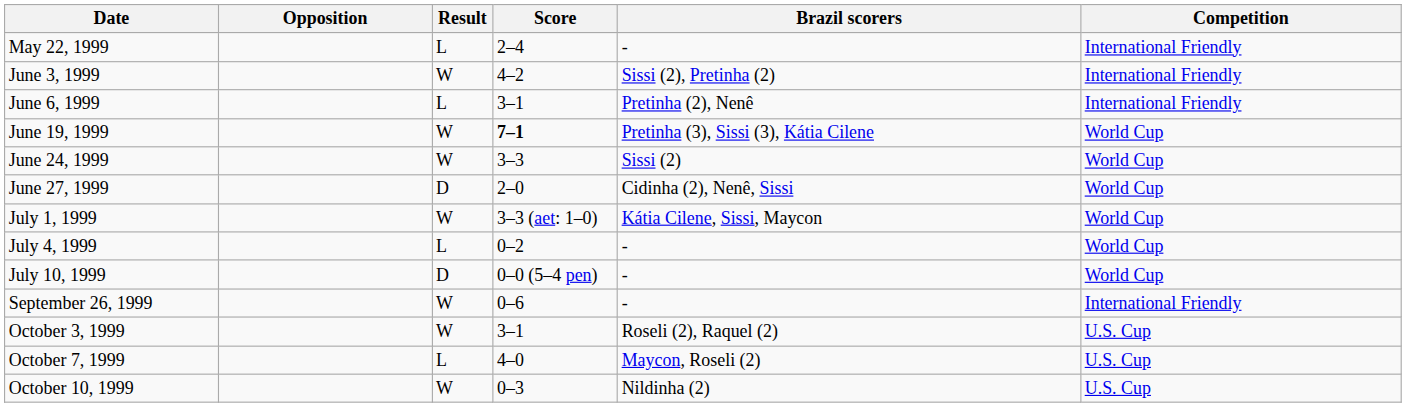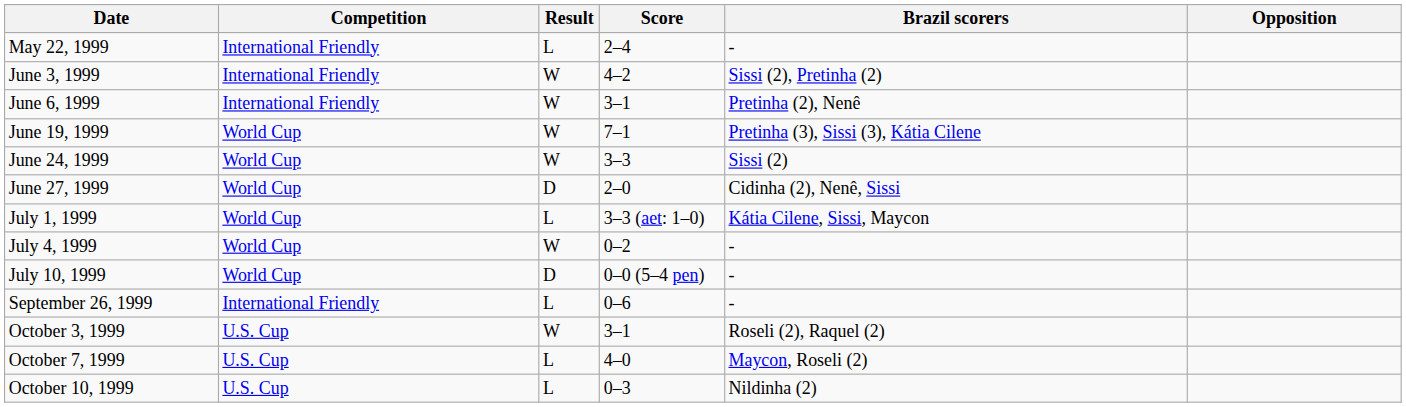columns swapped: (325, 18) <-> (1241, 18)
(442, 103) L -> (551, 103) W
(510, 132) bold -> (617, 132) normal
(445, 217) W -> (548, 217) L
(442, 246) L -> (551, 246) W
(445, 302) W -> (548, 302) L
(445, 388) W -> (548, 388) L
